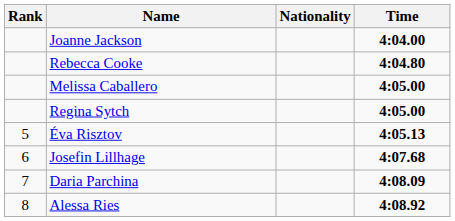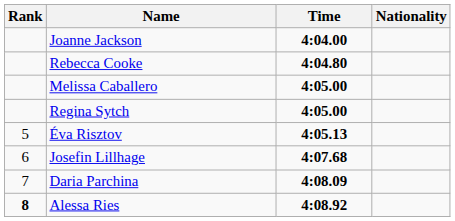columns swapped: (315, 16) <-> (402, 16)
(25, 205) normal -> (25, 205) bold
